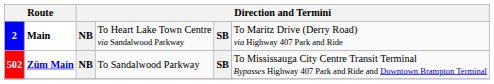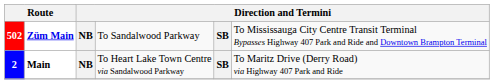rows swapped: (14, 36) <-> (14, 65)
